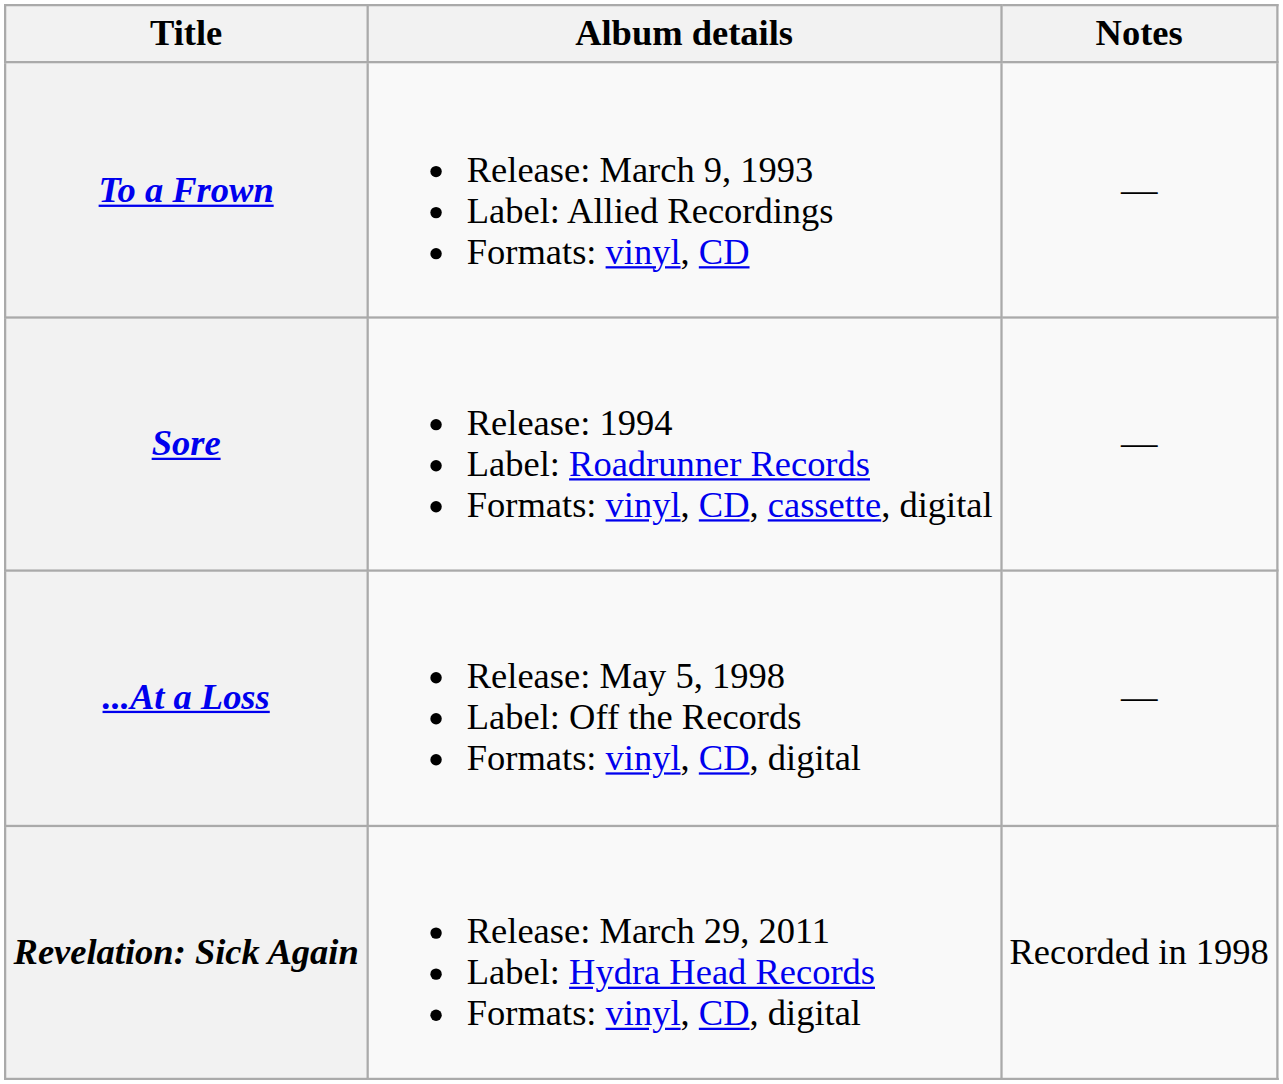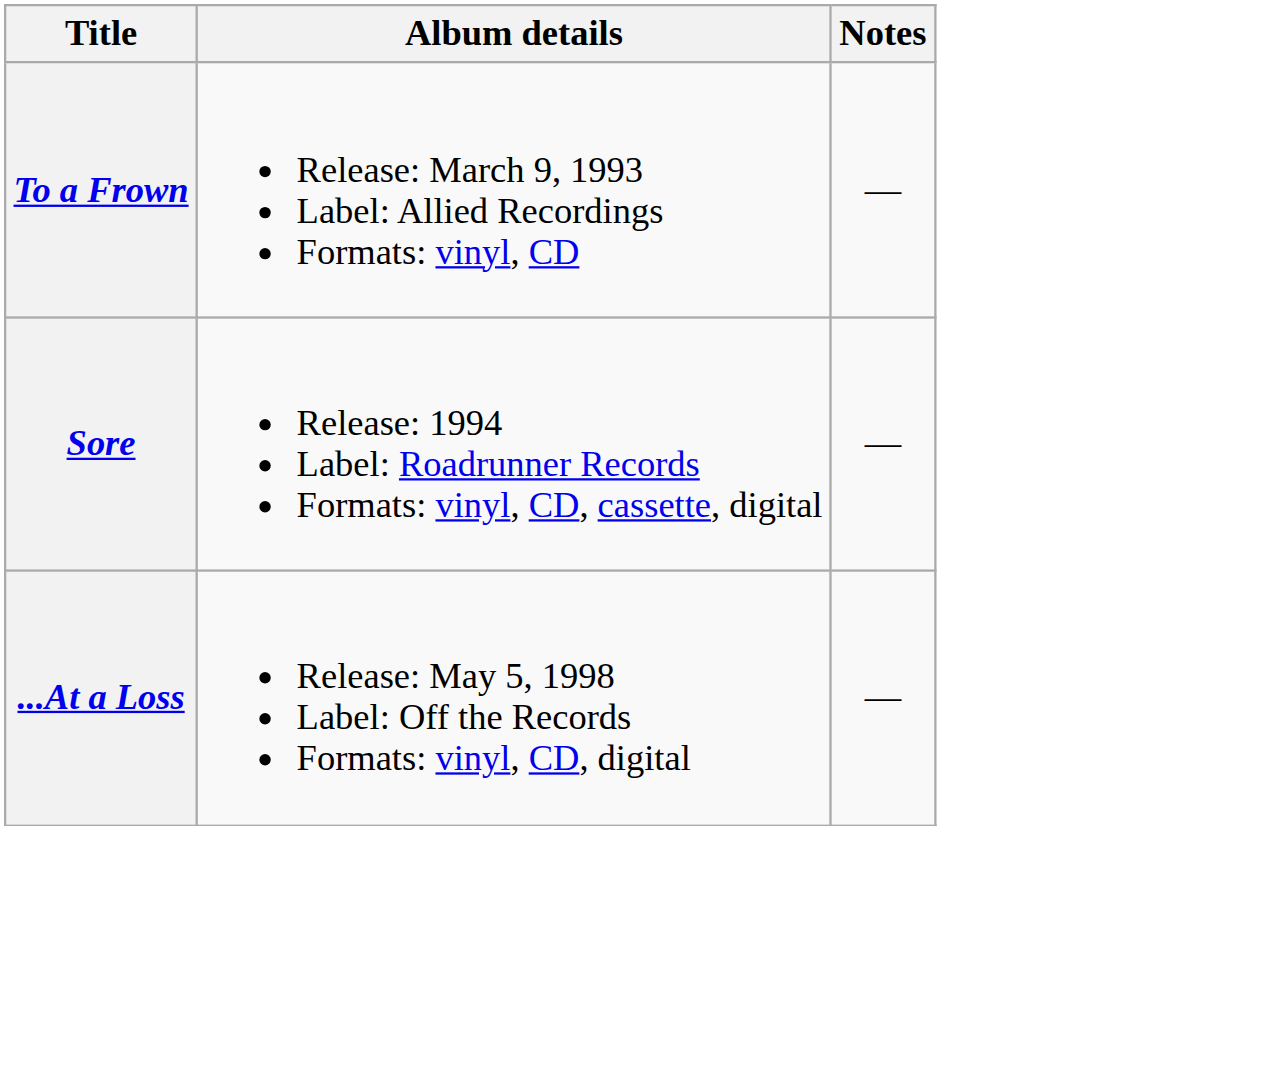- row: (186, 951)
